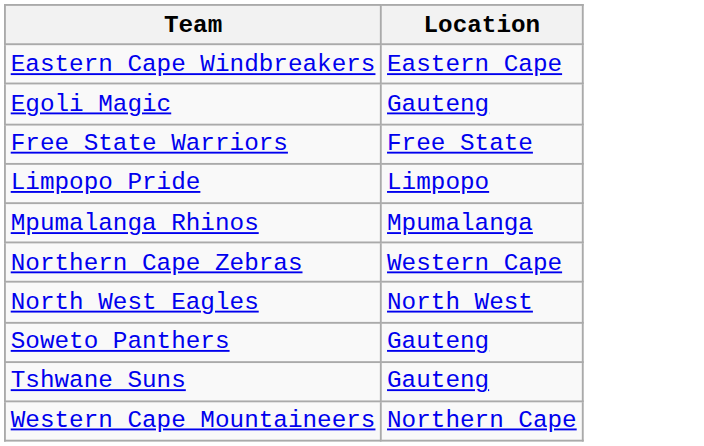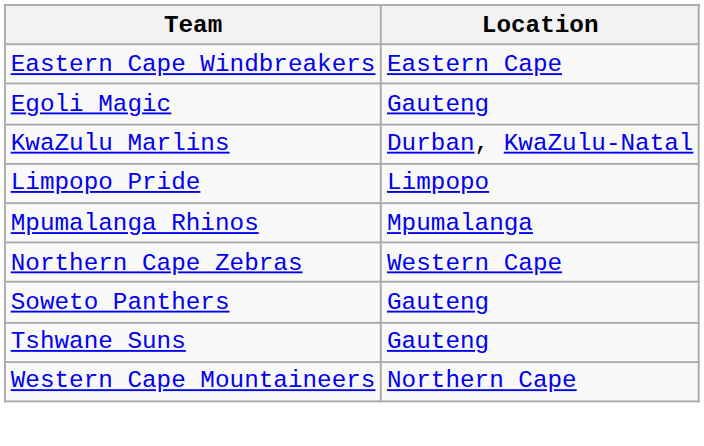- row: (149, 144)
+ row: (120, 144)
- row: (135, 302)
